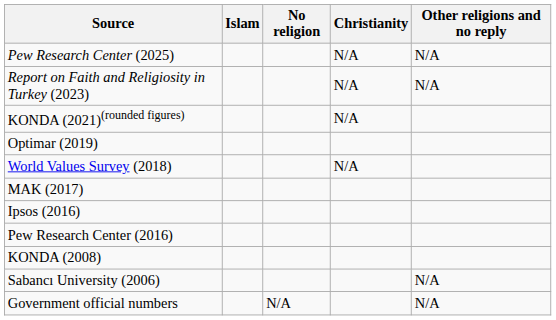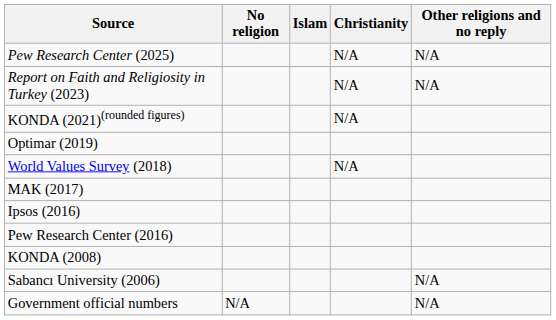columns swapped: (242, 24) <-> (297, 24)
